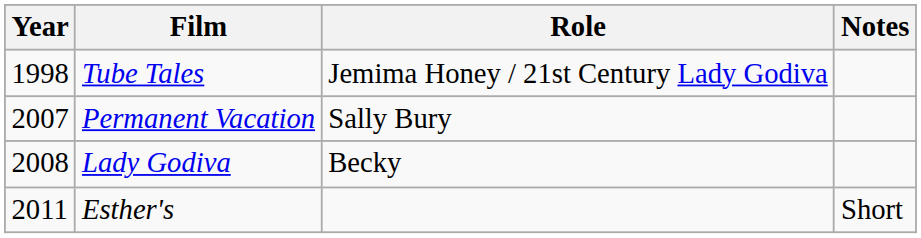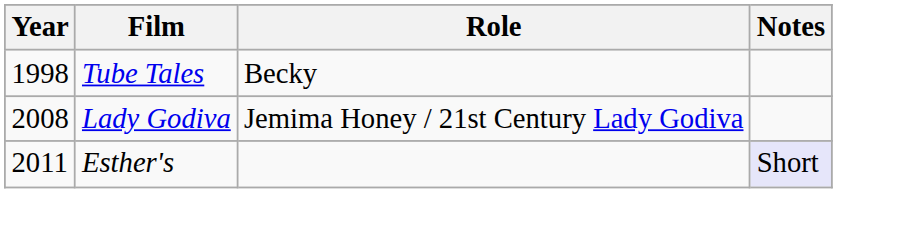(578, 72) Jemima Honey / 21st Century Lady Godiva -> (281, 72) Becky
- row: (199, 118)
(365, 163) Becky -> (494, 118) Jemima Honey / 21st Century Lady Godiva
(872, 208) no background -> (788, 163) lavender background
